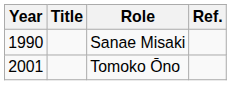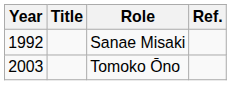(26, 42) 1990 -> (26, 42) 1992
(26, 67) 2001 -> (26, 67) 2003
